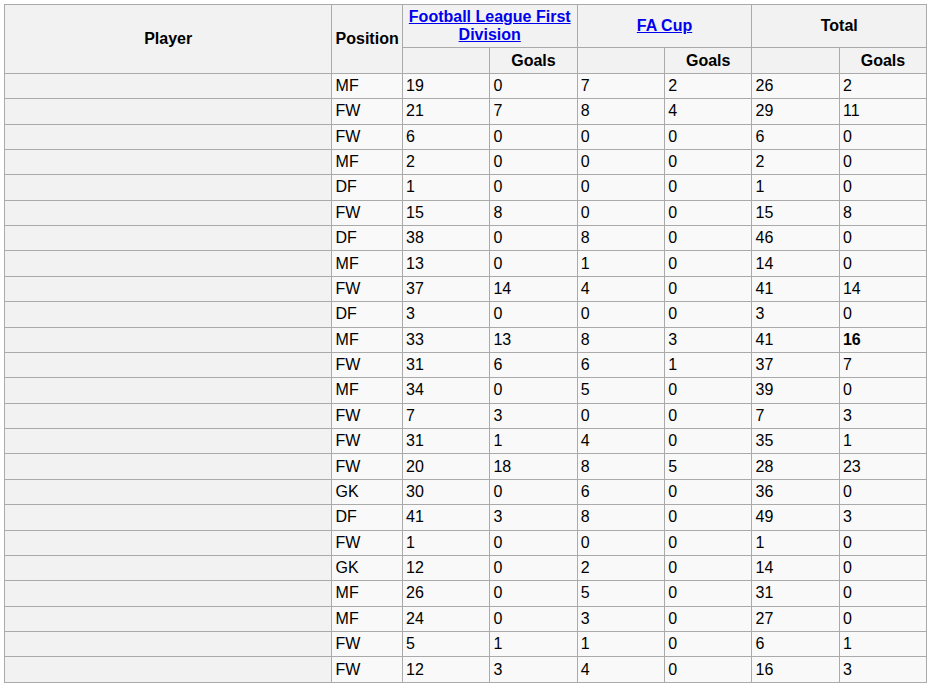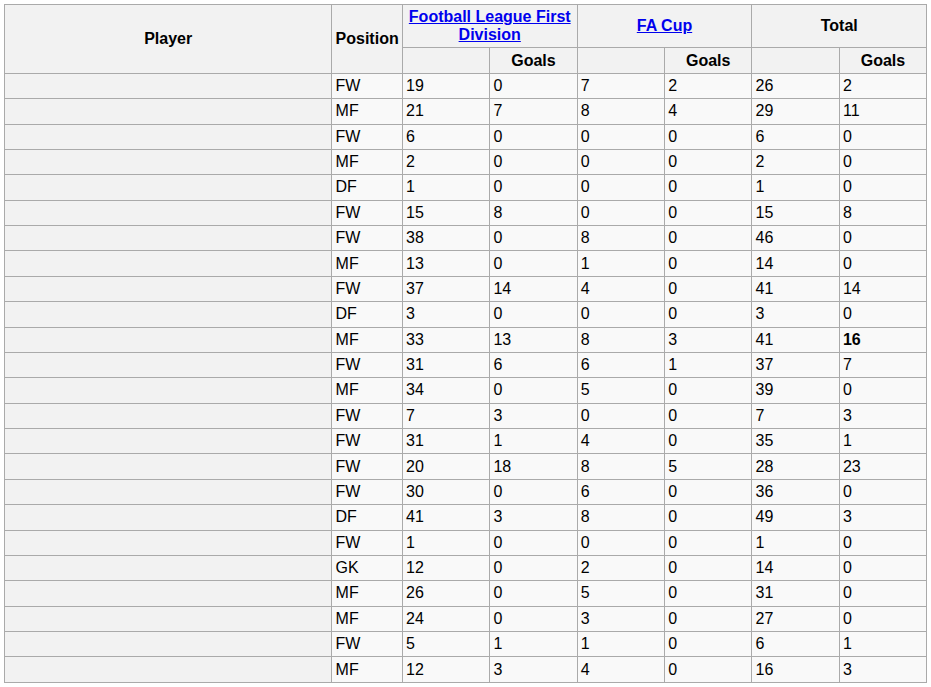(347, 85) MF -> (348, 85) FW
(348, 111) FW -> (347, 111) MF
(346, 238) DF -> (348, 238) FW
(347, 491) GK -> (348, 491) FW
(348, 669) FW -> (347, 669) MF
